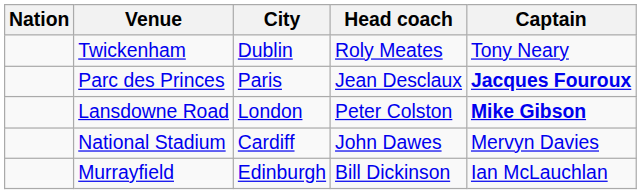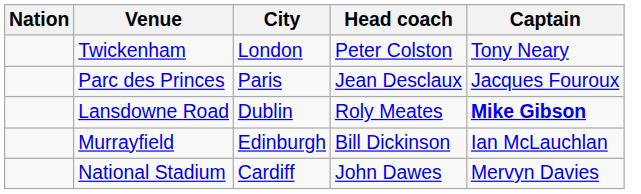(265, 50) Dublin -> (270, 50) London
(389, 50) Roly Meates -> (394, 50) Peter Colston
(551, 81) bold -> (545, 81) normal
(270, 111) London -> (265, 111) Dublin
(394, 111) Peter Colston -> (389, 111) Roly Meates
rows swapped: (126, 173) <-> (152, 142)
